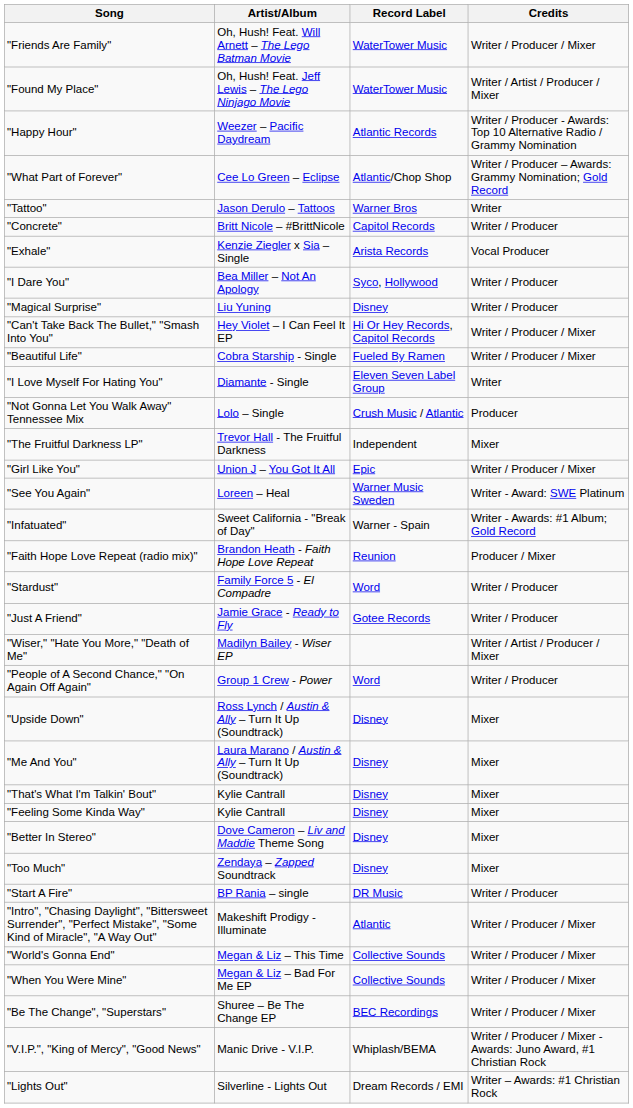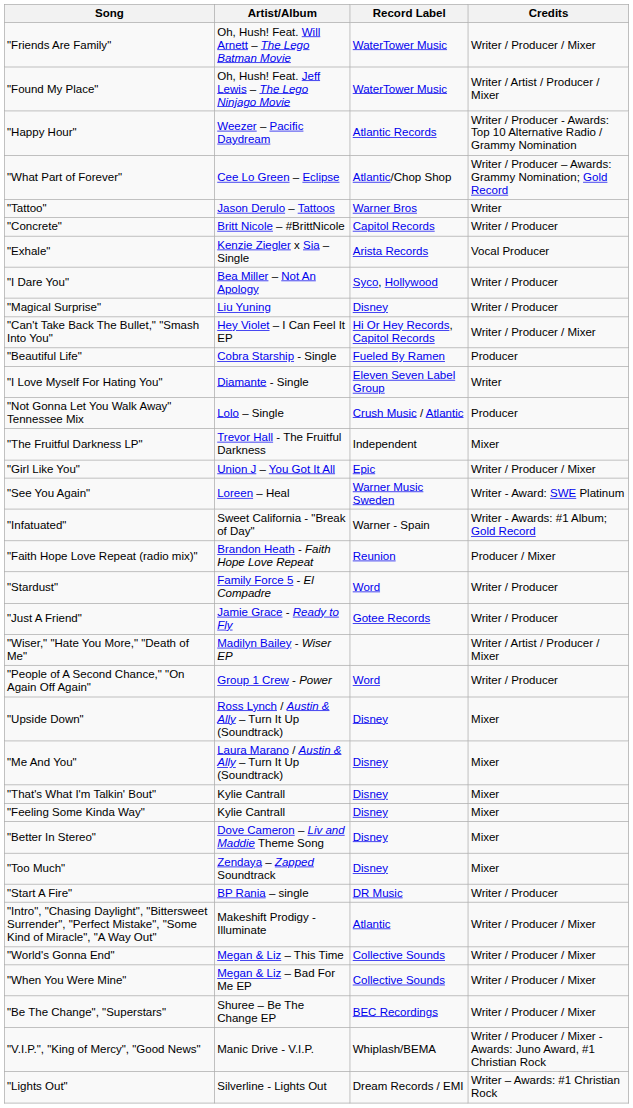(533, 357) Writer / Producer / Mixer -> (494, 357) Producer
